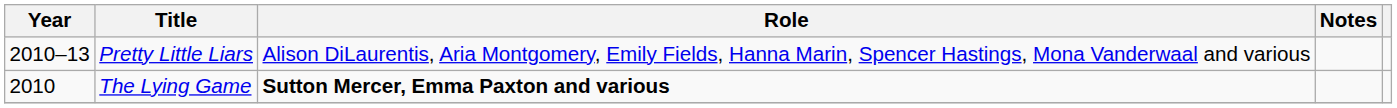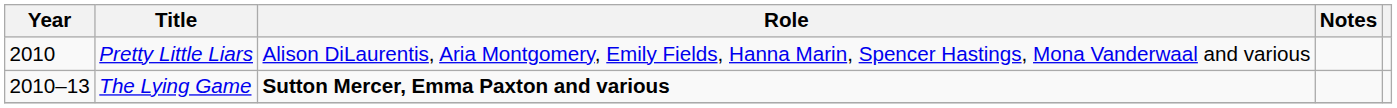(50, 53) 2010–13 -> (32, 53) 2010
(32, 86) 2010 -> (50, 86) 2010–13
